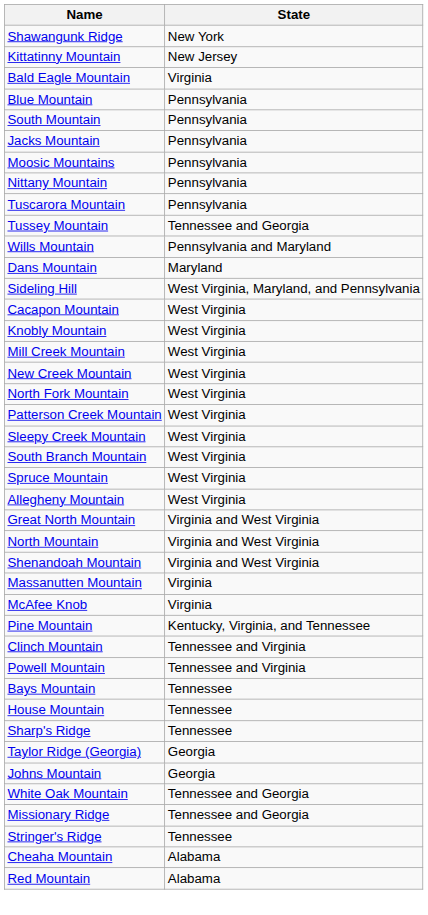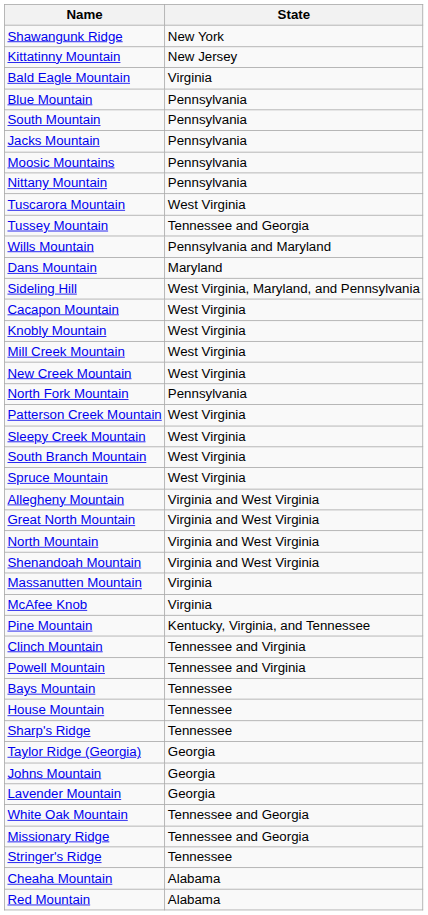(207, 204) Pennsylvania -> (207, 204) West Virginia
(207, 394) West Virginia -> (207, 394) Pennsylvania
(207, 499) West Virginia -> (244, 499) Virginia and West Virginia
+ row: (64, 794)
